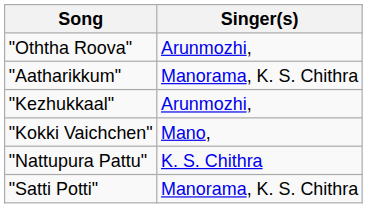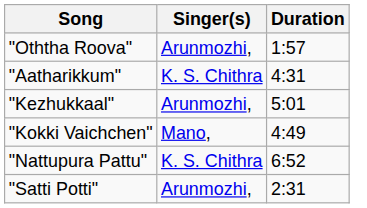+ column: (308, 19)
(260, 76) Manorama, K. S. Chithra -> (212, 76) K. S. Chithra
(260, 189) Manorama, K. S. Chithra -> (206, 189) Arunmozhi,
